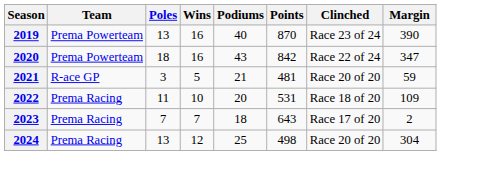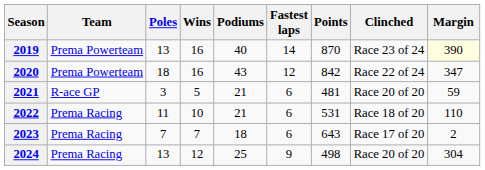+ column: (289, 21)
(410, 35) no background -> (453, 50) lightyellow background
(240, 97) 20 -> (240, 112) 21
(410, 97) 109 -> (453, 112) 110
